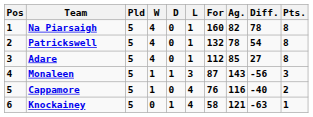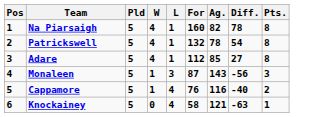- column: (176, 12)
